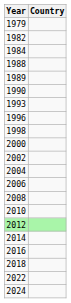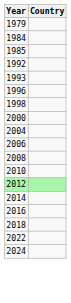- row: (16, 38)
+ row: (16, 51)
- row: (16, 64)
- row: (16, 78)
- row: (16, 91)
+ row: (16, 64)
- row: (16, 158)
